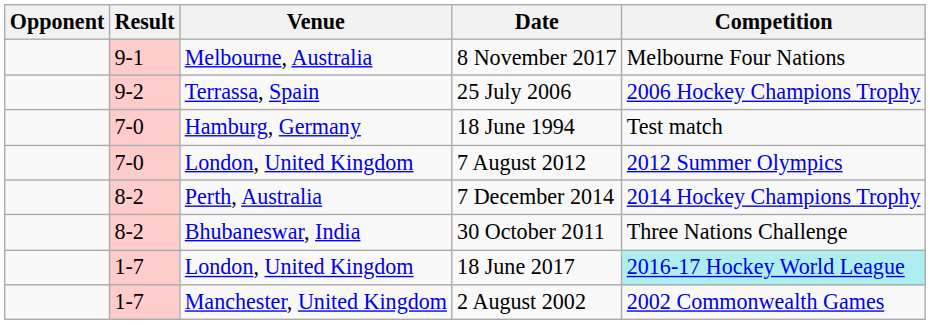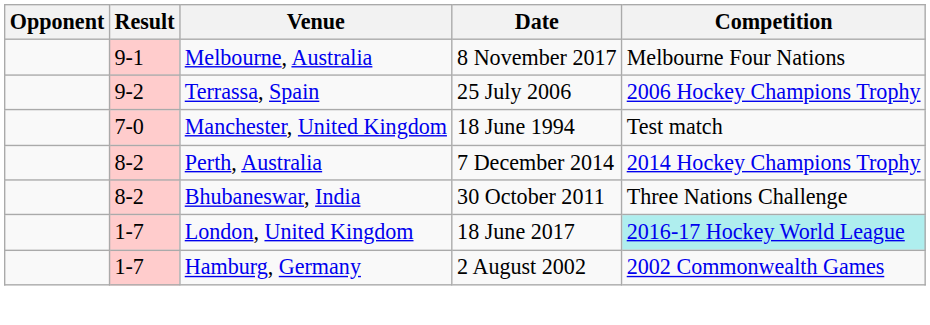(273, 127) Hamburg, Germany -> (316, 127) Manchester, United Kingdom
- row: (522, 162)
(316, 302) Manchester, United Kingdom -> (273, 267) Hamburg, Germany
